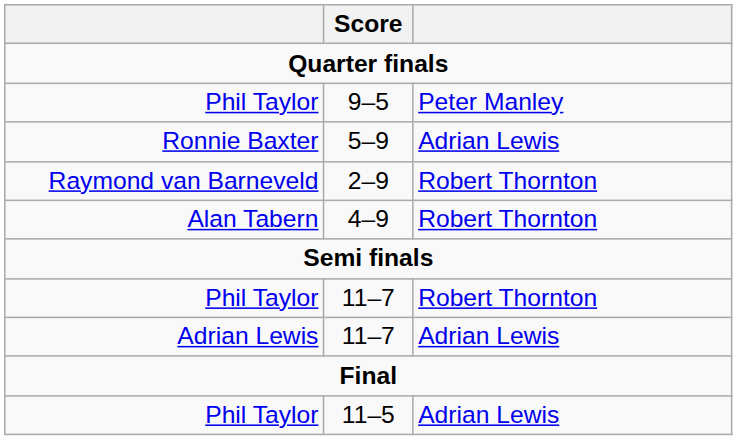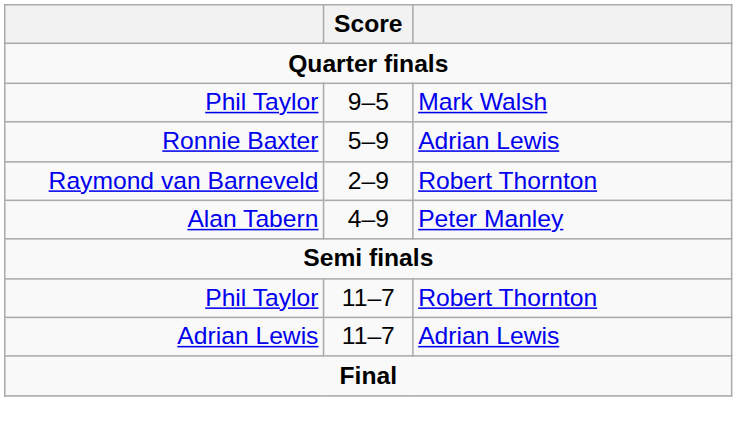(491, 102) Peter Manley -> (483, 102) Mark Walsh
(508, 219) Robert Thornton -> (491, 219) Peter Manley
- row: (262, 414)
